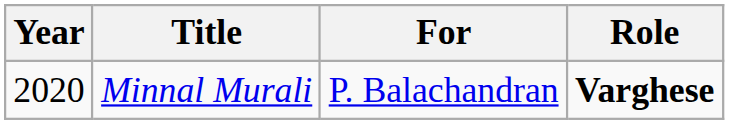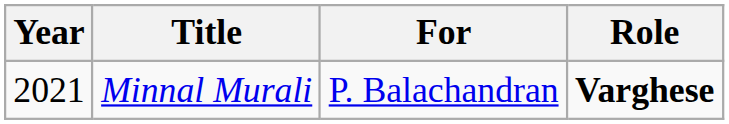(49, 89) 2020 -> (49, 89) 2021
